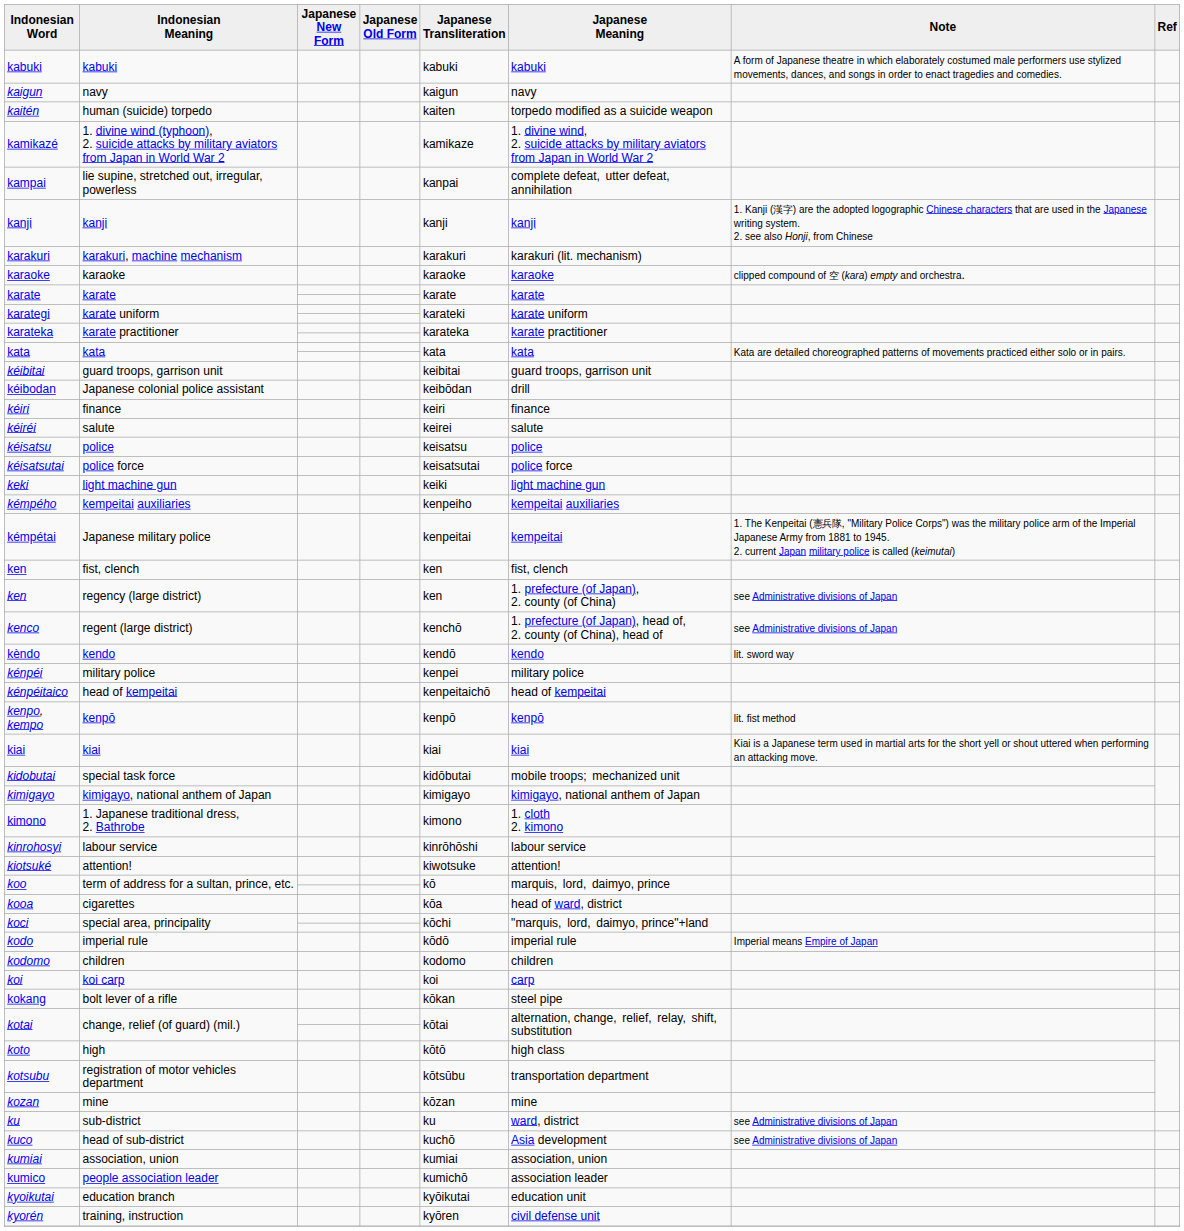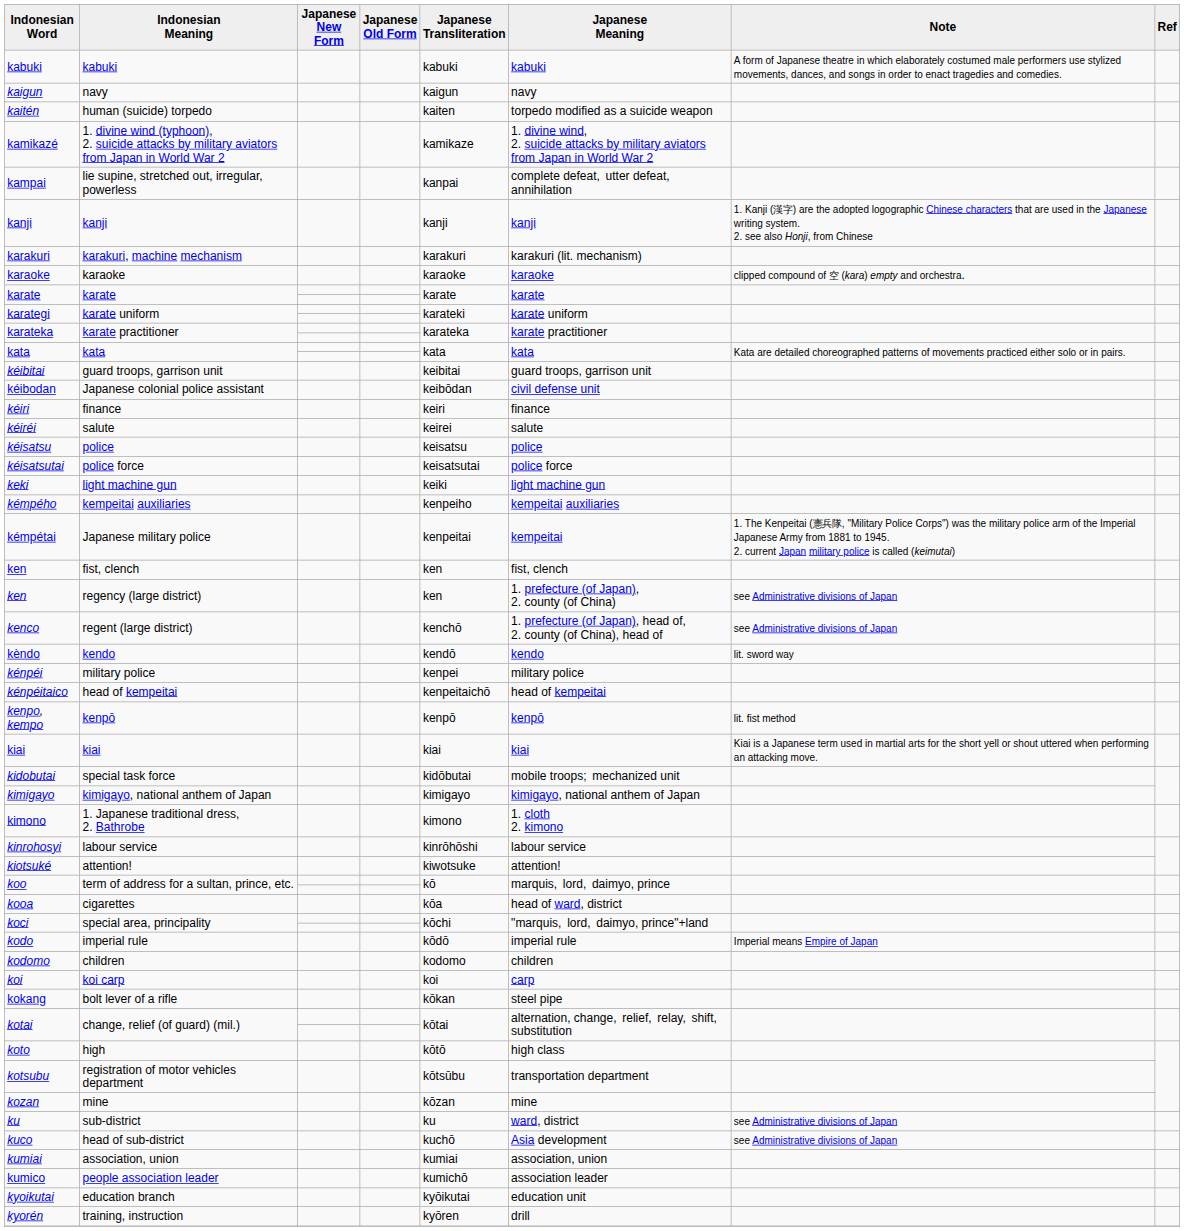(520, 389) drill -> (555, 389) civil defense unit
(555, 1216) civil defense unit -> (520, 1216) drill
